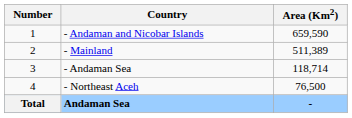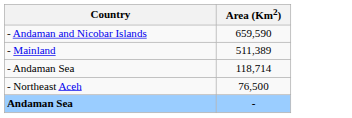- column: (33, 14)
